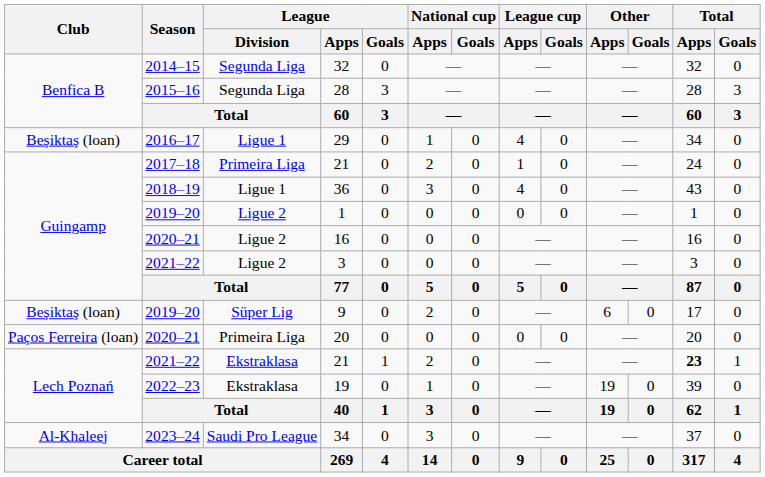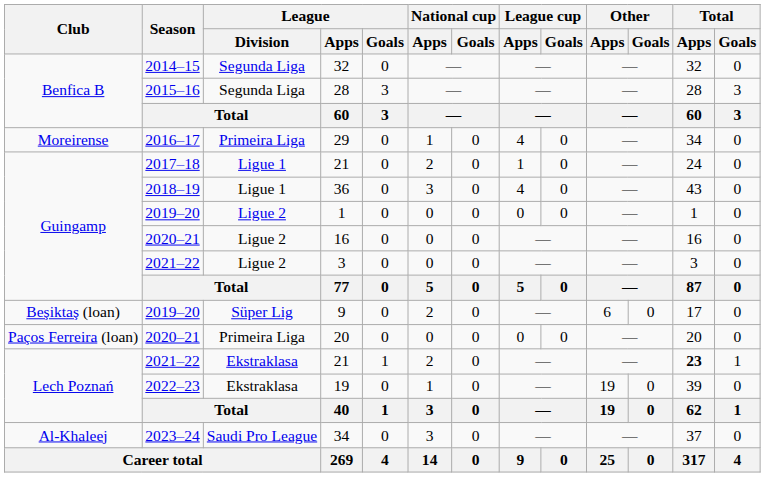(73, 139) Beşiktaş (loan) -> (73, 139) Moreirense
(262, 139) Ligue 1 -> (262, 139) Primeira Liga
(262, 164) Primeira Liga -> (262, 164) Ligue 1
